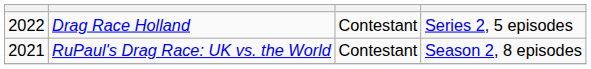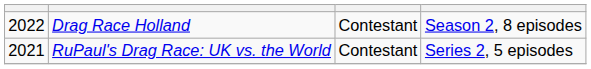(499, 24) Series 2, 5 episodes -> (503, 24) Season 2, 8 episodes
(503, 50) Season 2, 8 episodes -> (499, 50) Series 2, 5 episodes
